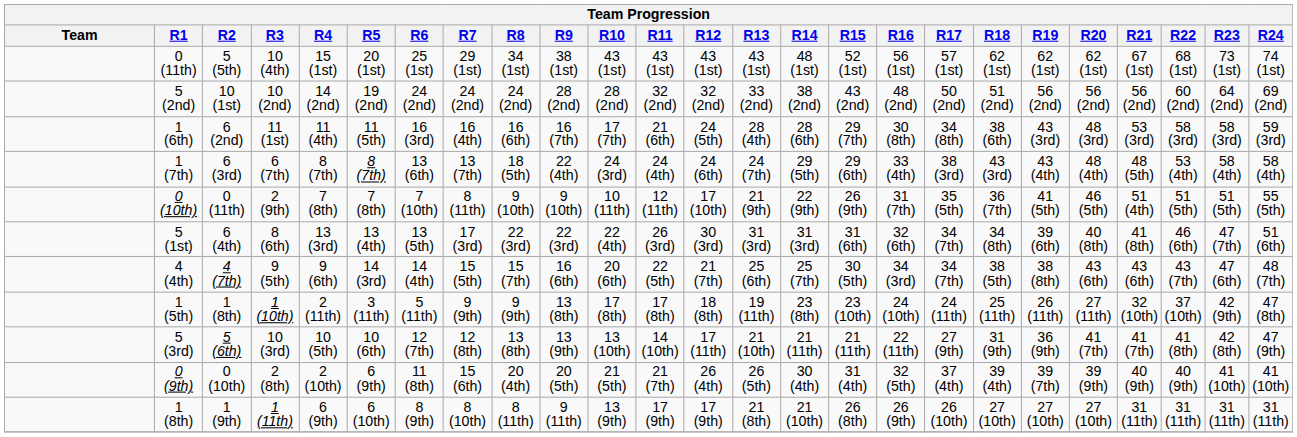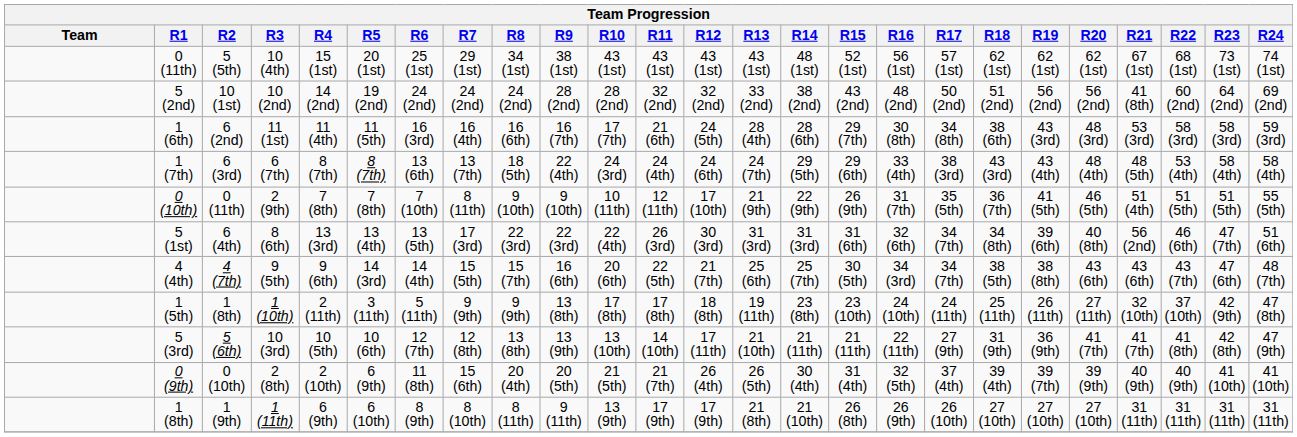(1139, 98) 56 (2nd) -> (1139, 98) 41 (8th)
(1139, 238) 41 (8th) -> (1139, 238) 56 (2nd)
